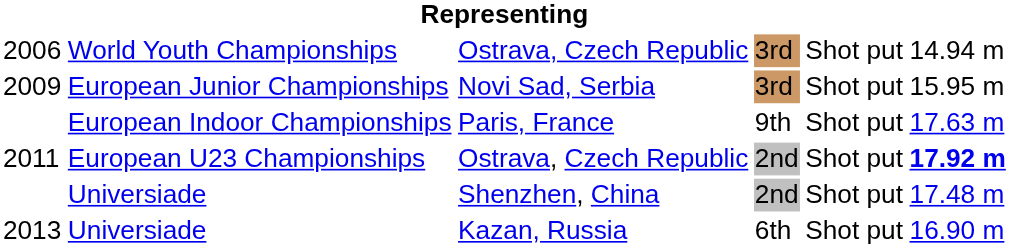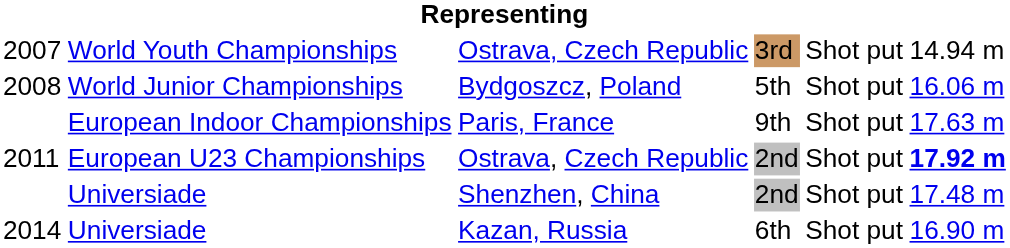(32, 50) 2006 -> (32, 50) 2007
+ row: (235, 86)
- row: (258, 86)
(32, 230) 2013 -> (32, 230) 2014
